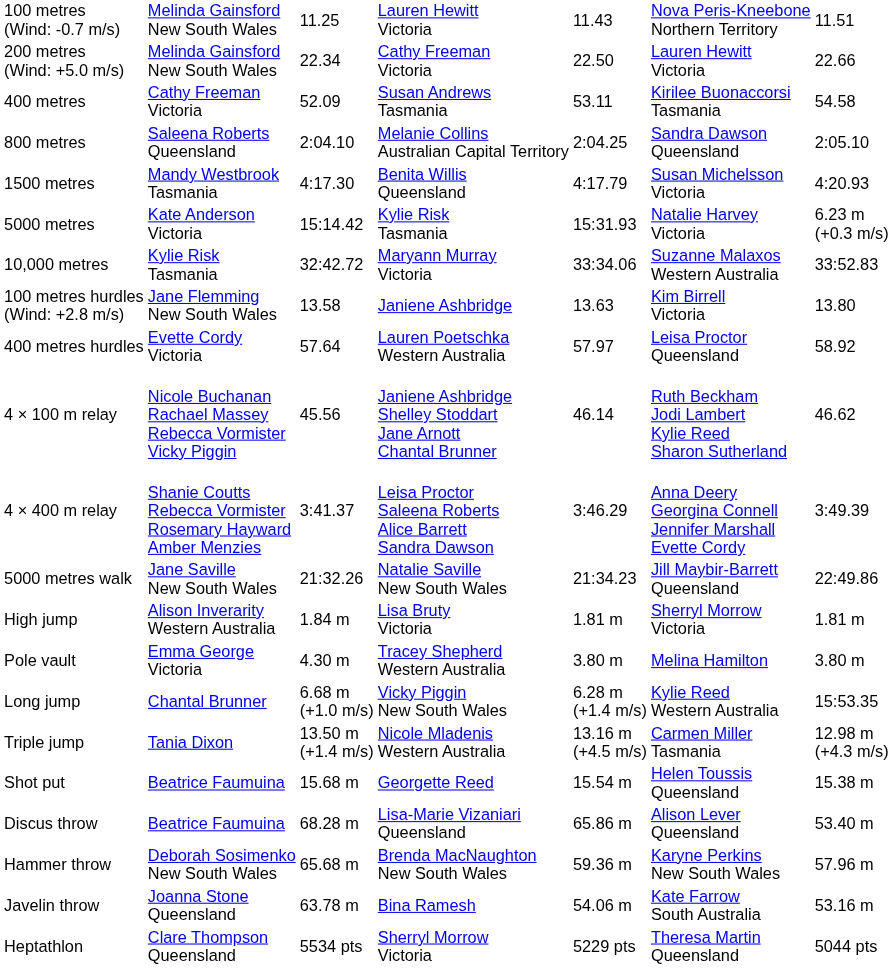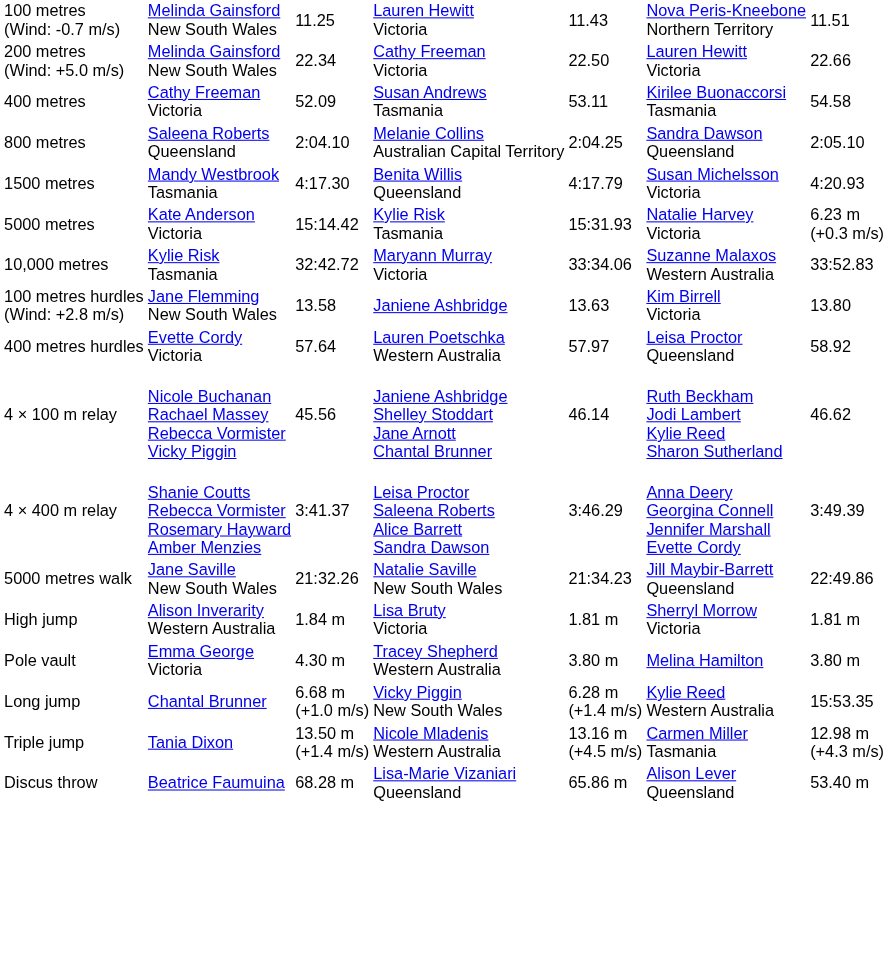- row: (34, 783)
- row: (58, 864)
- row: (52, 905)
- row: (44, 946)
